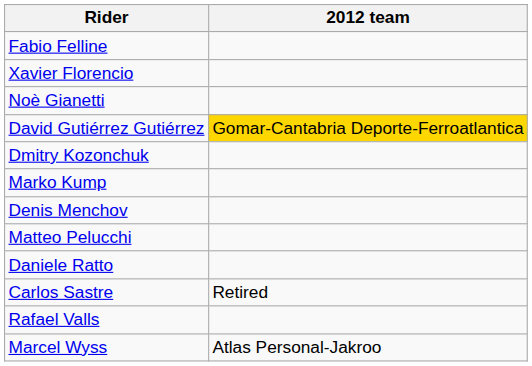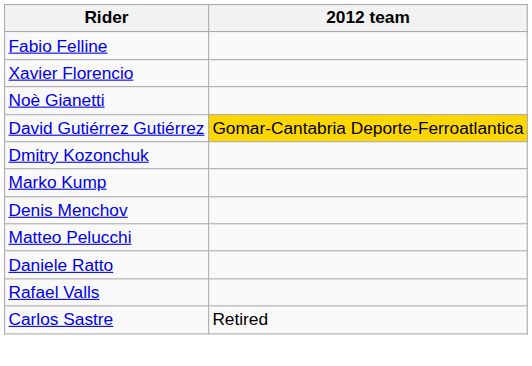rows swapped: (61, 292) <-> (54, 319)
- row: (58, 347)
